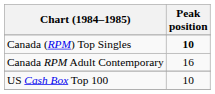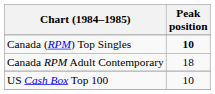(188, 62) 16 -> (188, 62) 18
